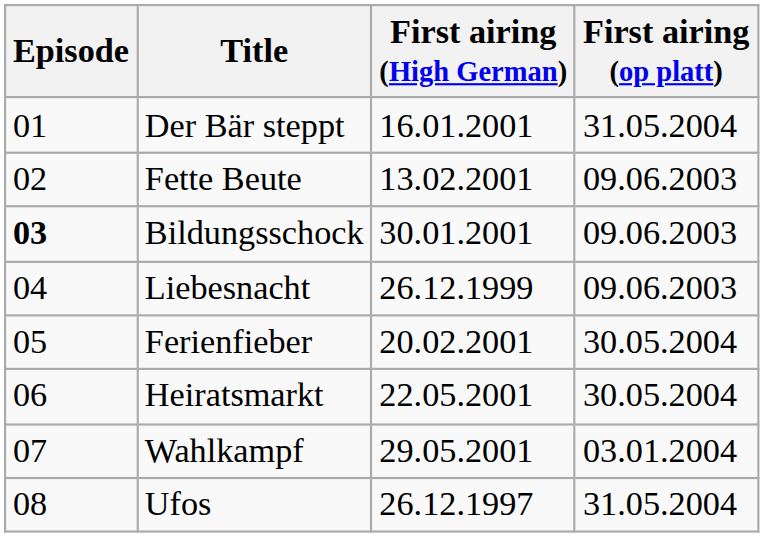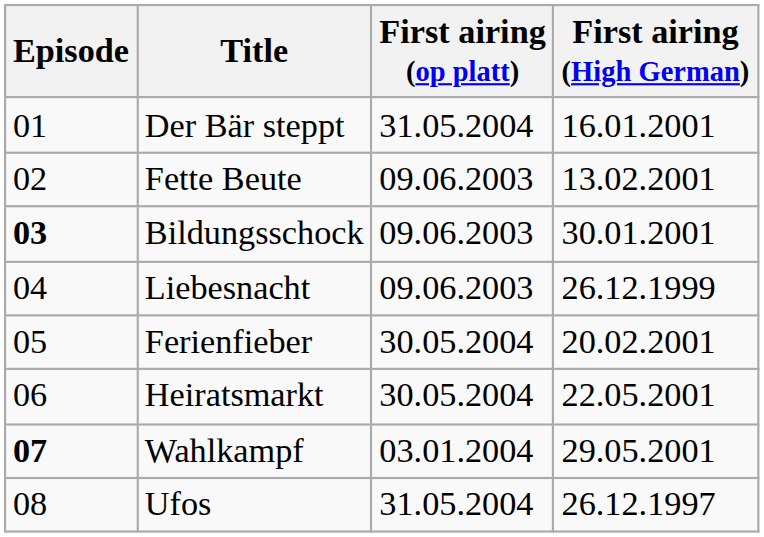columns swapped: (473, 50) <-> (666, 50)
(30, 450) normal -> (30, 450) bold
